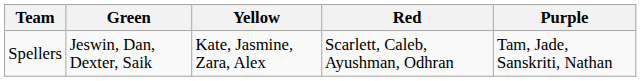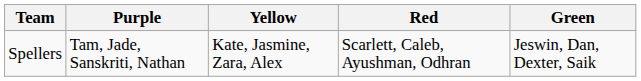columns swapped: (564, 17) <-> (129, 17)
